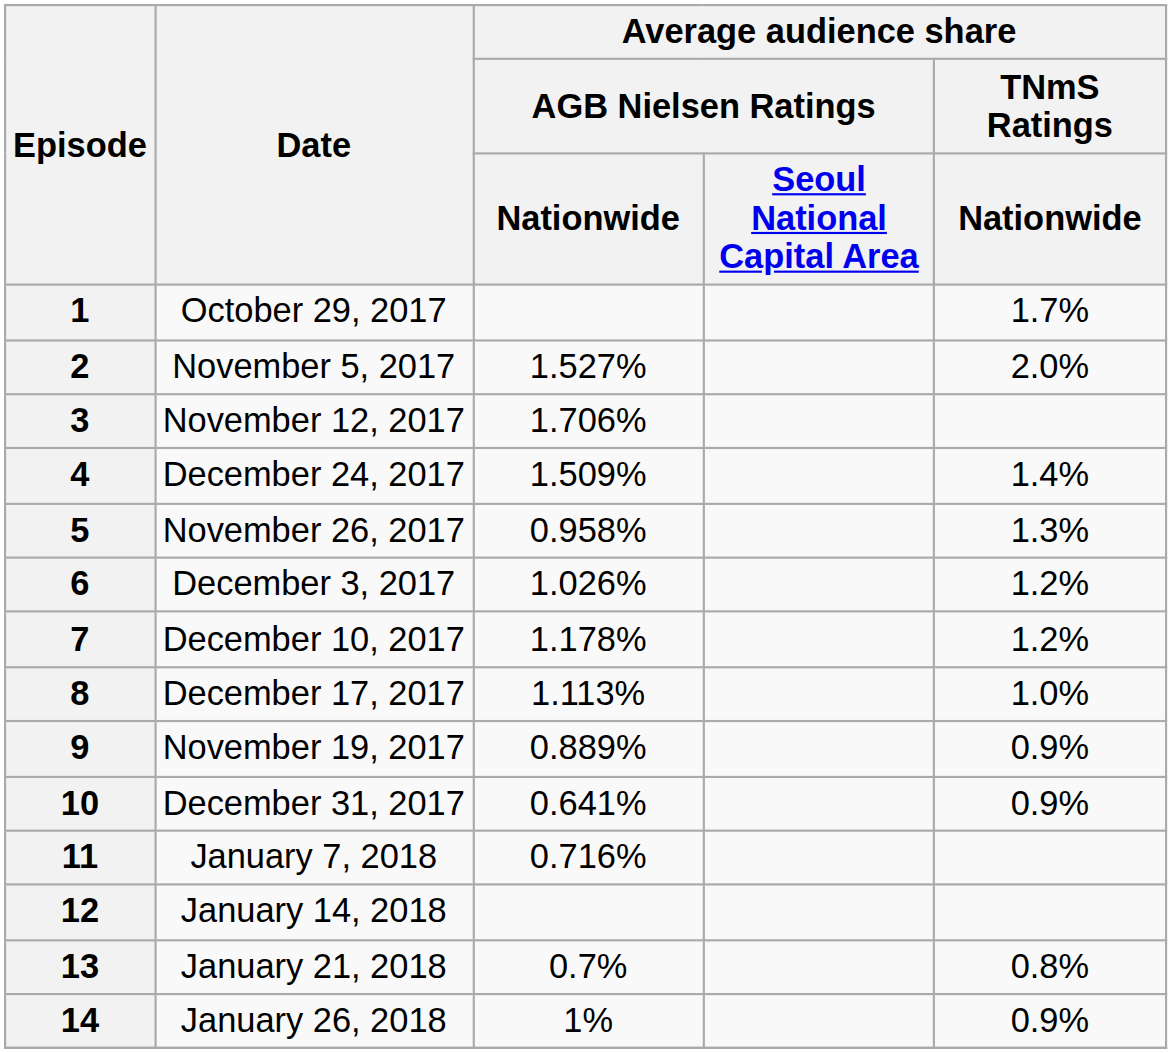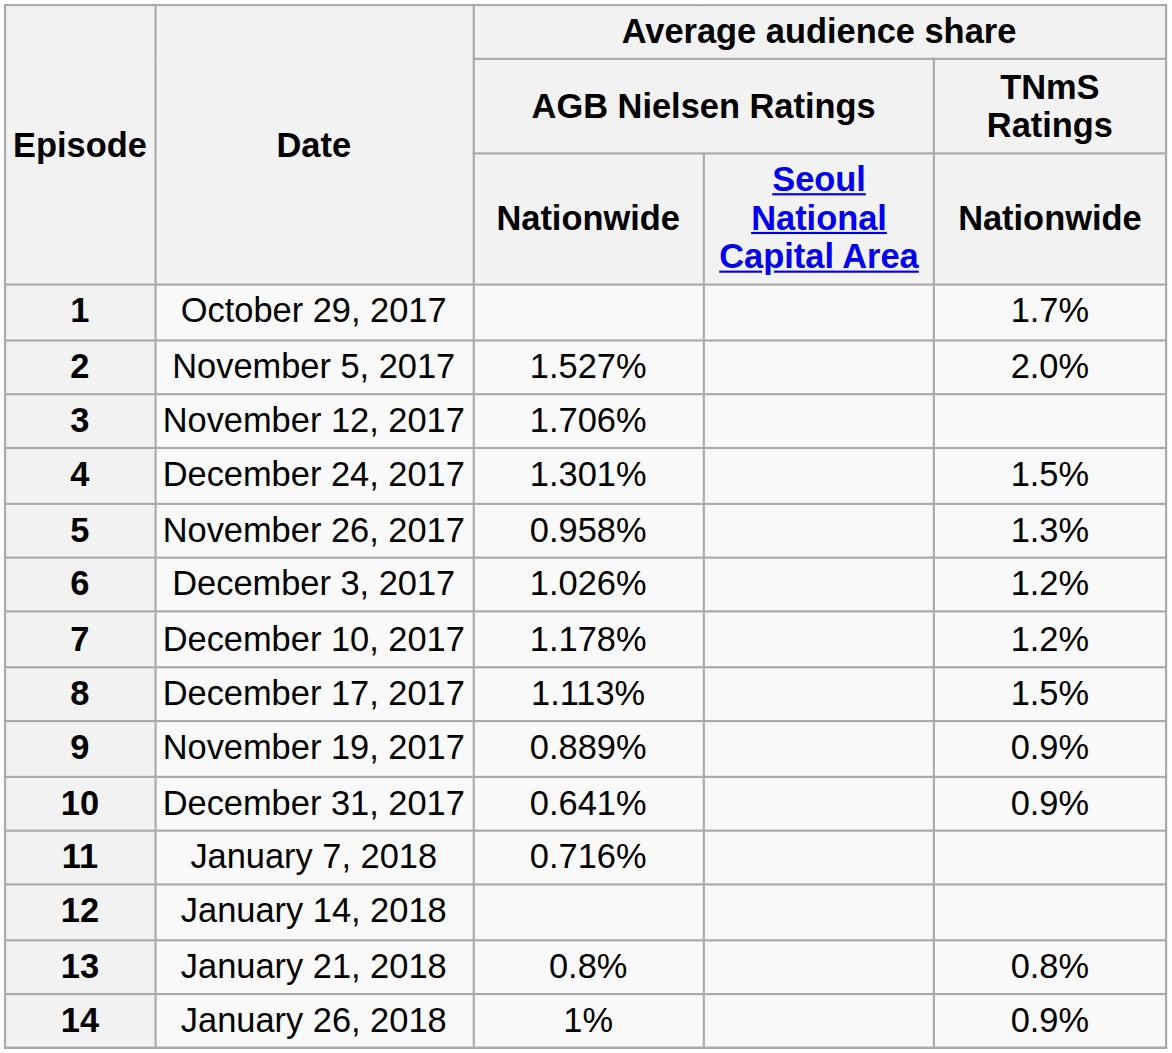(588, 475) 1.509% -> (588, 475) 1.301%
(1050, 475) 1.4% -> (1050, 475) 1.5%
(1050, 693) 1.0% -> (1050, 693) 1.5%
(588, 966) 0.7% -> (588, 966) 0.8%
